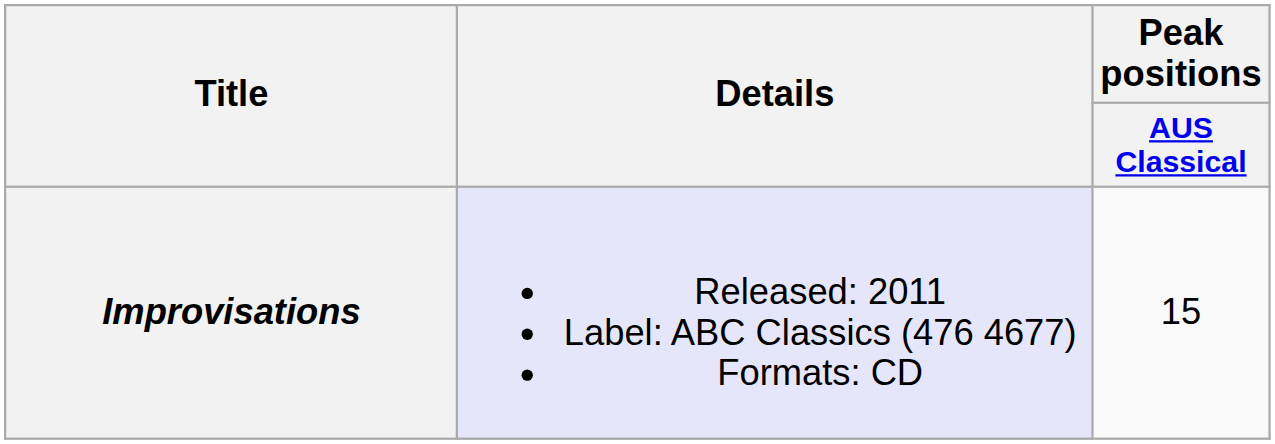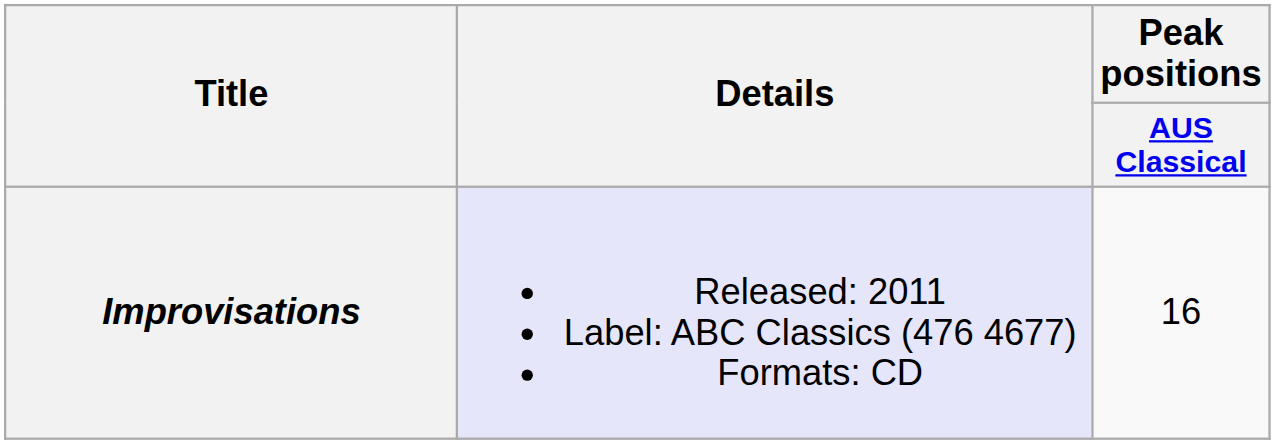(1181, 311) 15 -> (1181, 311) 16
